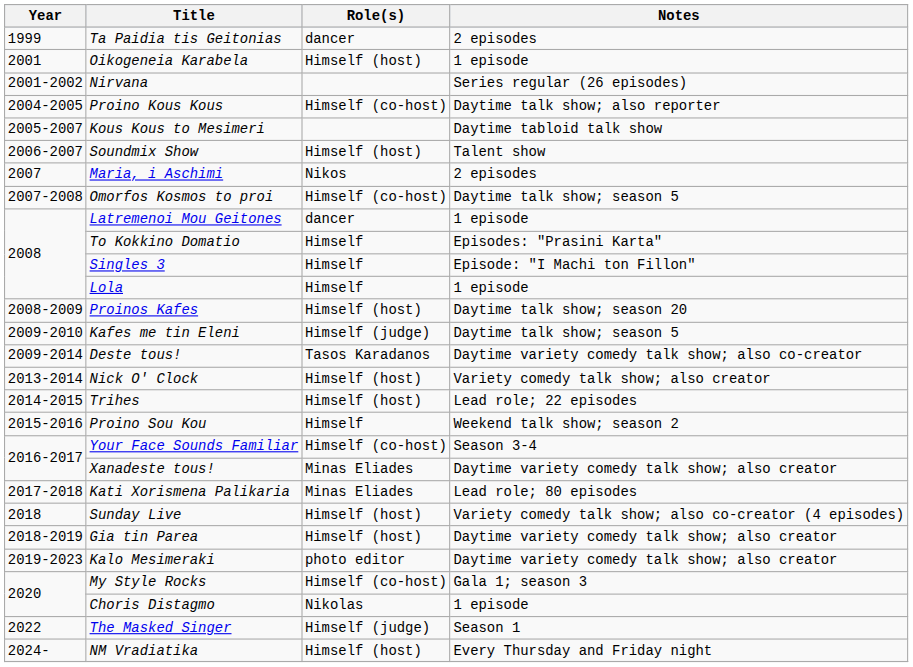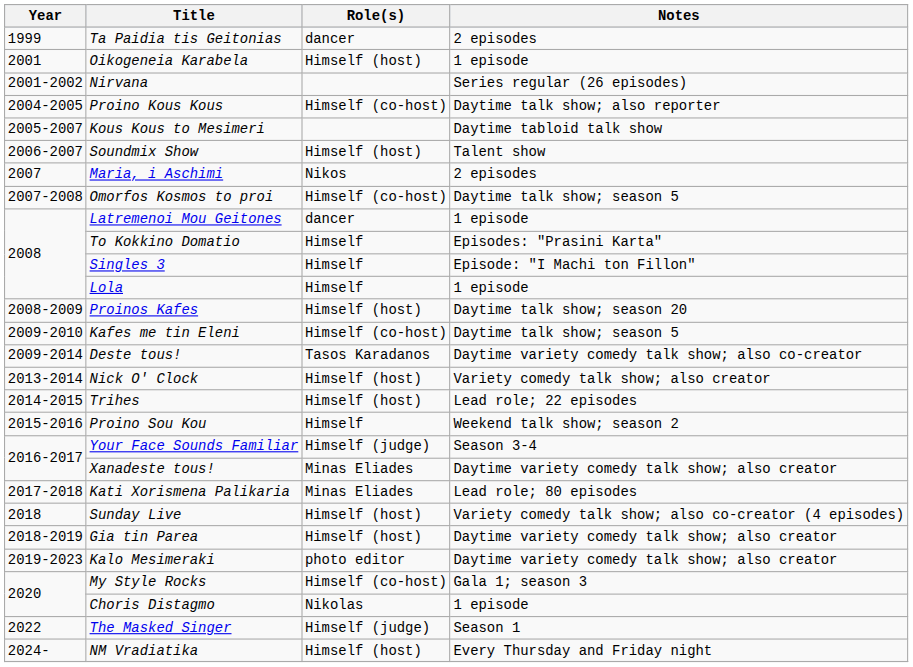(368, 333) Himself (judge) -> (376, 333) Himself (co-host)
(376, 447) Himself (co-host) -> (368, 447) Himself (judge)
